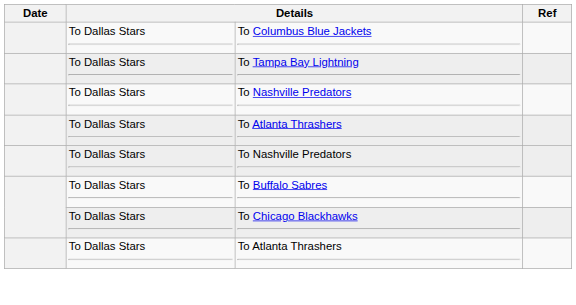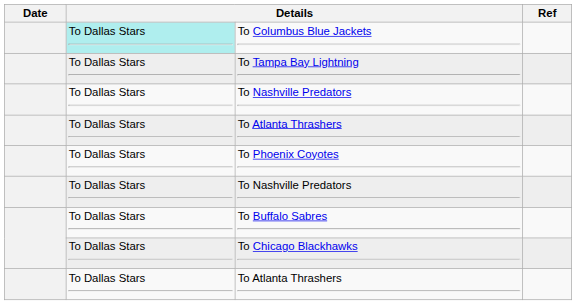(151, 35) no background -> (151, 35) paleturquoise background
+ row: (35, 161)
